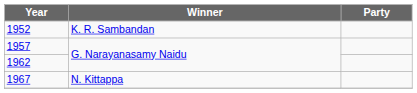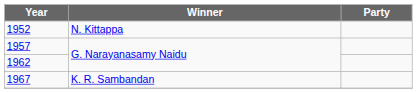(113, 29) K. R. Sambandan -> (97, 29) N. Kittappa
(97, 79) N. Kittappa -> (113, 79) K. R. Sambandan
